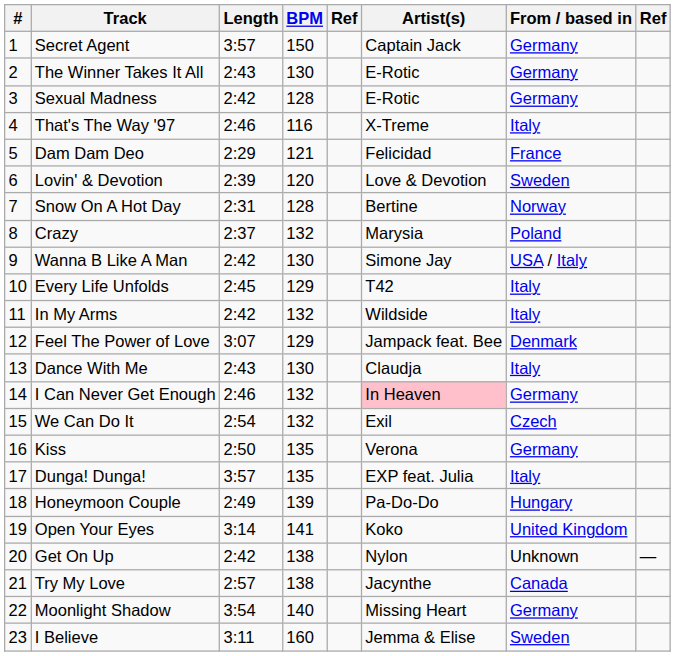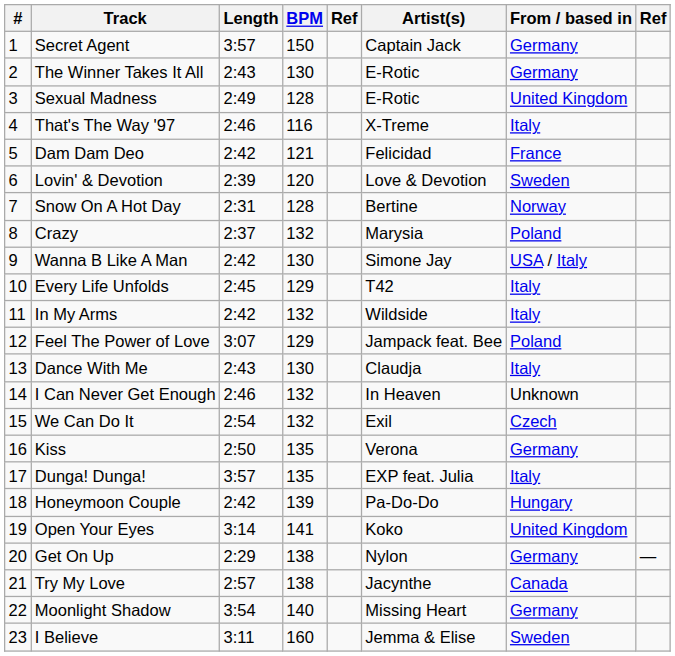(240, 99) 2:42 -> (240, 99) 2:49
(544, 99) Germany -> (569, 99) United Kingdom
(240, 153) 2:29 -> (240, 153) 2:42
(543, 341) Denmark -> (536, 341) Poland
(403, 395) pink background -> (403, 395) no background
(544, 395) Germany -> (544, 395) Unknown
(240, 502) 2:49 -> (240, 502) 2:42
(240, 556) 2:42 -> (240, 556) 2:29
(544, 556) Unknown -> (544, 556) Germany
